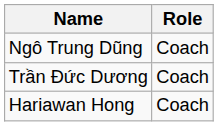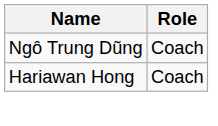- row: (78, 76)
